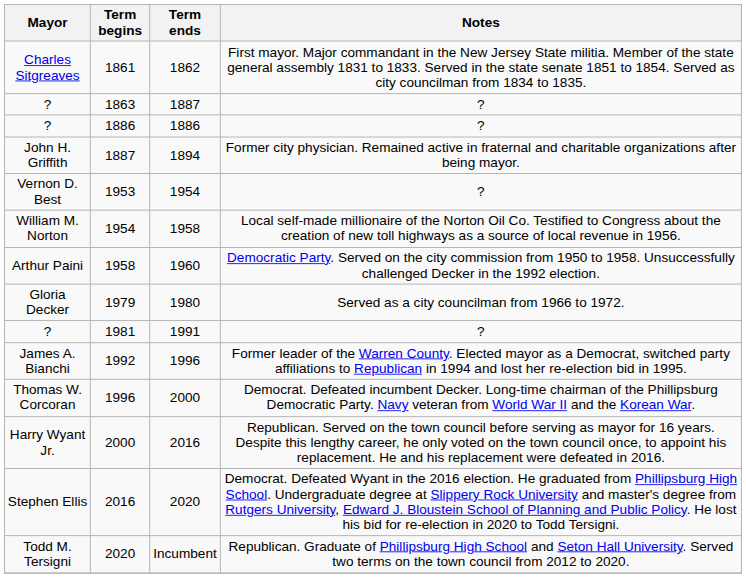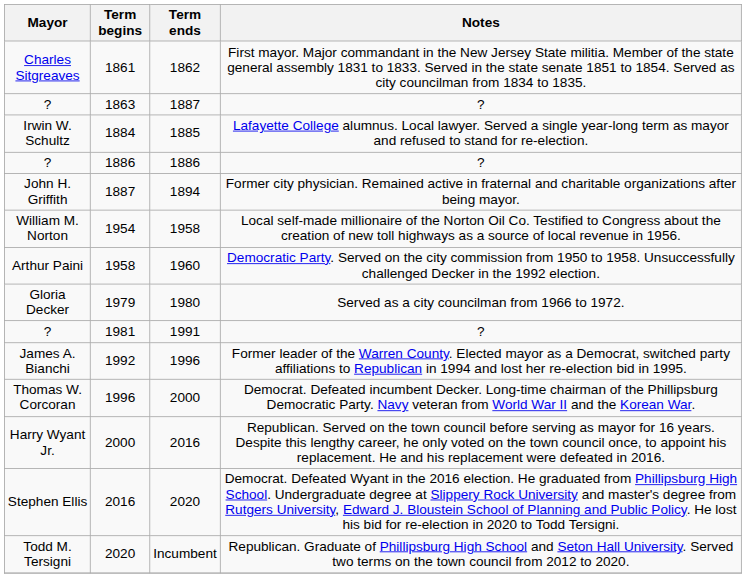+ row: (120, 133)
- row: (120, 191)
